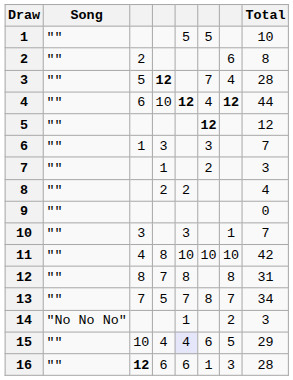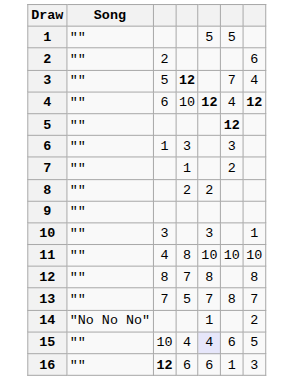- column: (266, 15)
